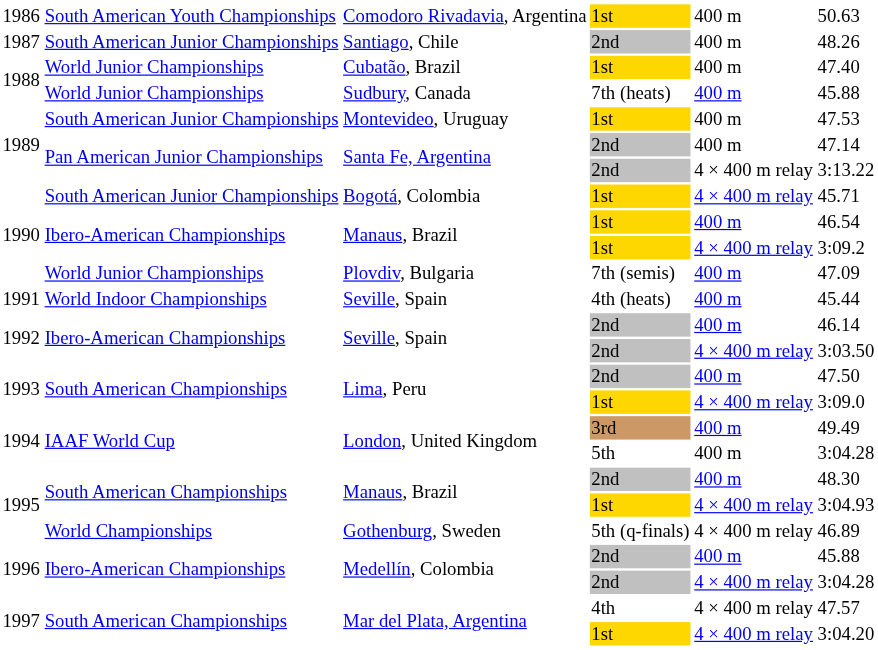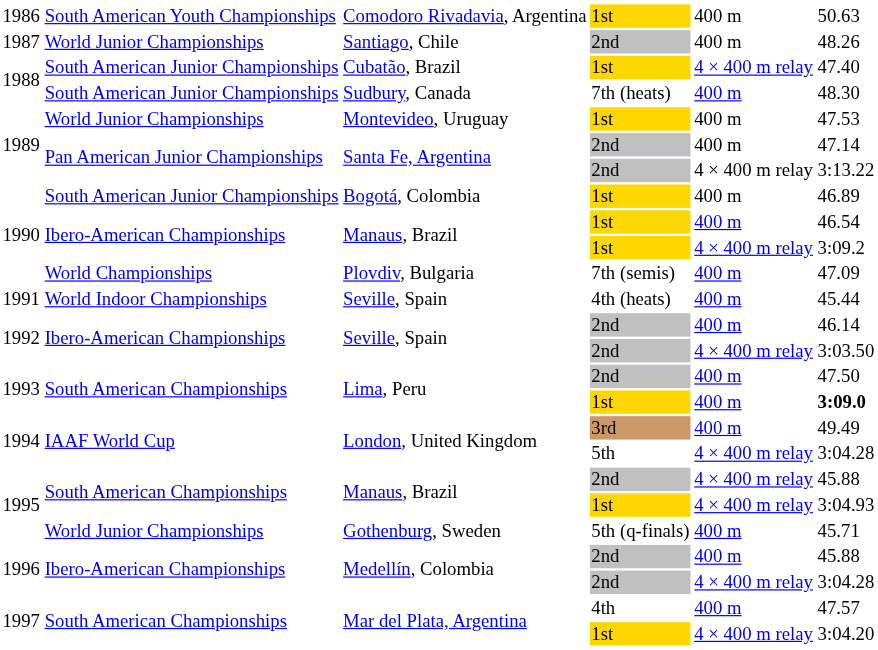(192, 41) South American Junior Championships -> (154, 41) World Junior Championships
(154, 67) World Junior Championships -> (192, 67) South American Junior Championships
(718, 67) 400 m -> (754, 67) 4 × 400 m relay
(154, 93) World Junior Championships -> (192, 93) South American Junior Championships
(839, 93) 45.88 -> (839, 93) 48.30
(192, 118) South American Junior Championships -> (154, 118) World Junior Championships
(754, 196) 4 × 400 m relay -> (718, 196) 400 m
(839, 196) 45.71 -> (839, 196) 46.89
(154, 273) World Junior Championships -> (128, 273) World Championships
(754, 402) 4 × 400 m relay -> (718, 402) 400 m
(841, 402) normal -> (842, 402) bold
(718, 453) 400 m -> (754, 453) 4 × 400 m relay
(718, 479) 400 m -> (754, 479) 4 × 400 m relay
(839, 479) 48.30 -> (839, 479) 45.88
(128, 530) World Championships -> (154, 530) World Junior Championships
(754, 530) 4 × 400 m relay -> (718, 530) 400 m
(839, 530) 46.89 -> (839, 530) 45.71
(754, 607) 4 × 400 m relay -> (718, 607) 400 m
